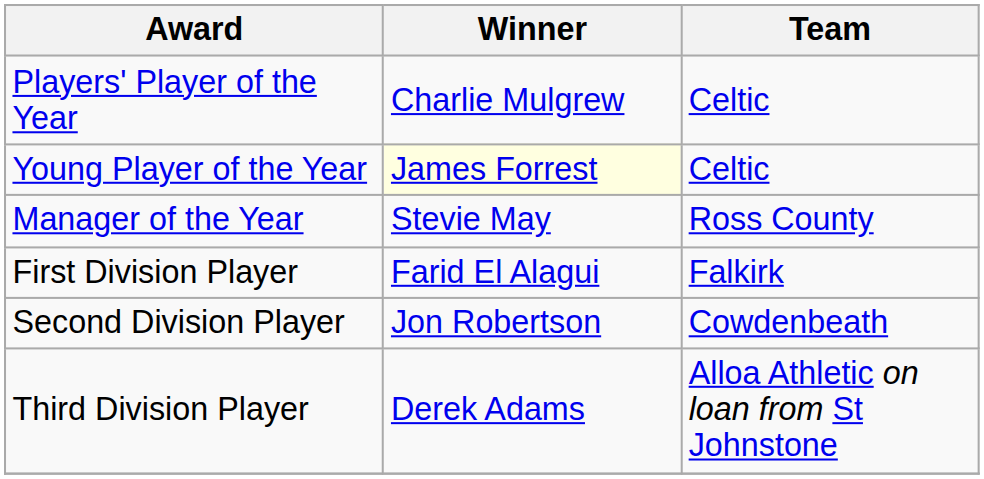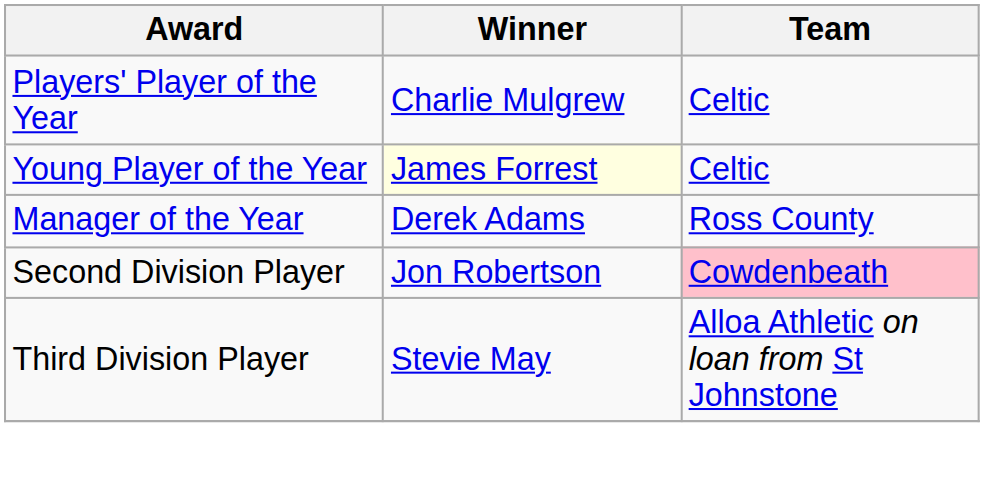(471, 220) Stevie May -> (488, 220) Derek Adams
- row: (155, 271)
(788, 322) no background -> (788, 271) pink background
(488, 410) Derek Adams -> (471, 359) Stevie May
